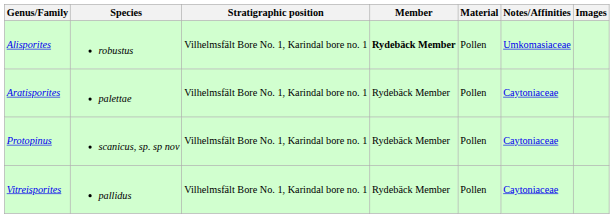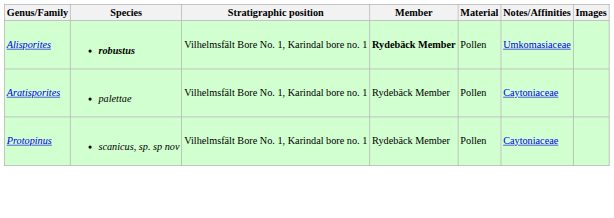(126, 50) normal -> (126, 50) bold
- row: (34, 189)
